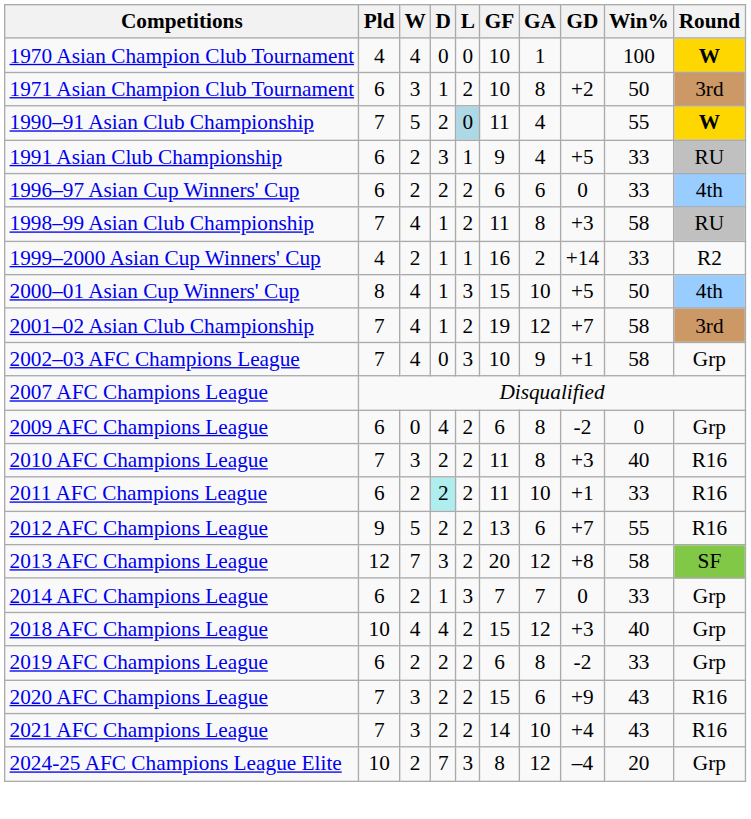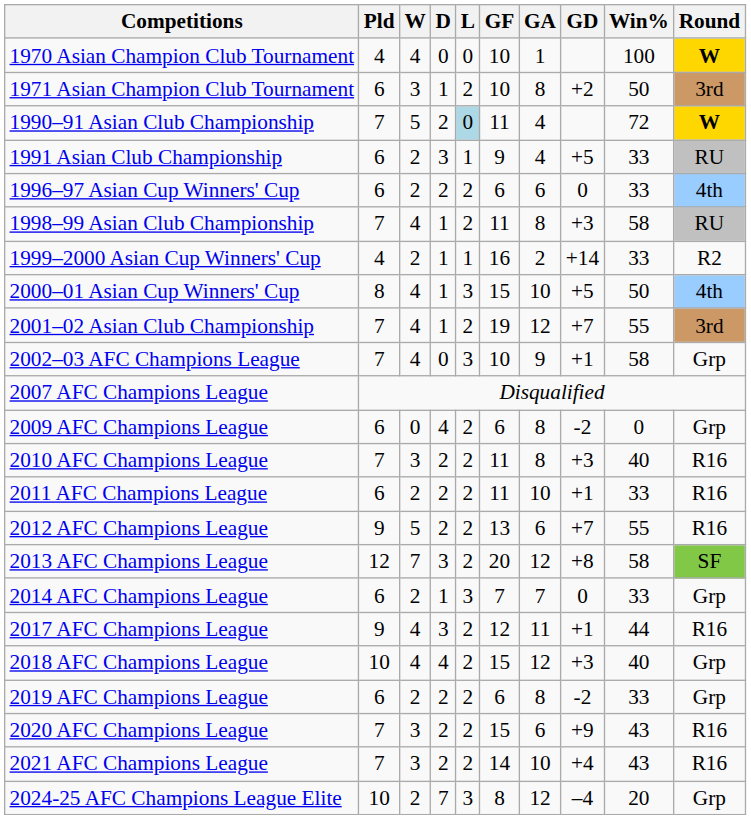(639, 122) 55 -> (639, 122) 72
(639, 325) 58 -> (639, 325) 55
(443, 493) paleturquoise background -> (443, 493) no background
+ row: (139, 628)
